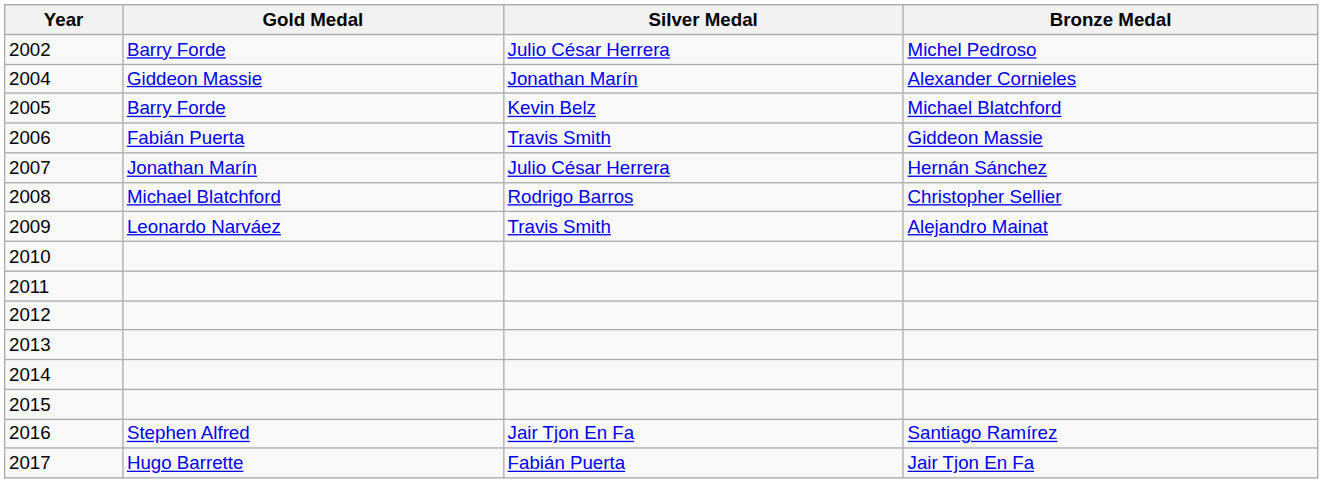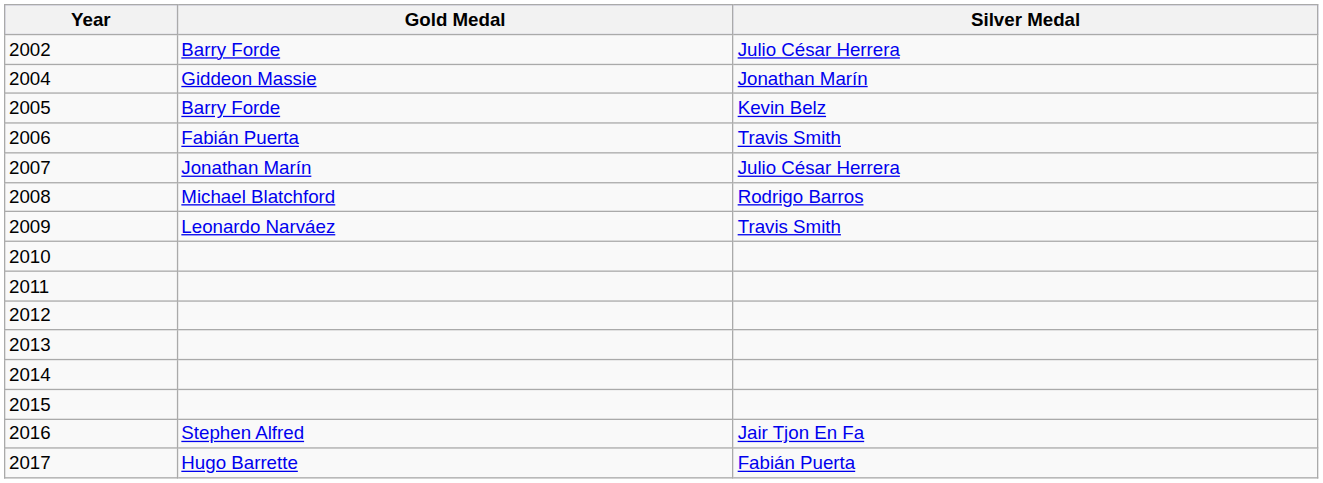- column: (1111, 20)
